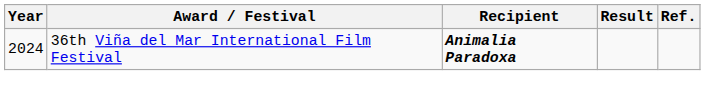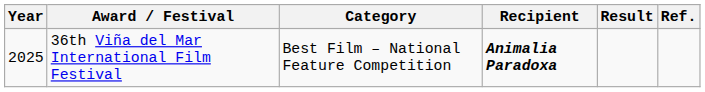+ column: (381, 17)
(26, 49) 2024 -> (26, 58) 2025
